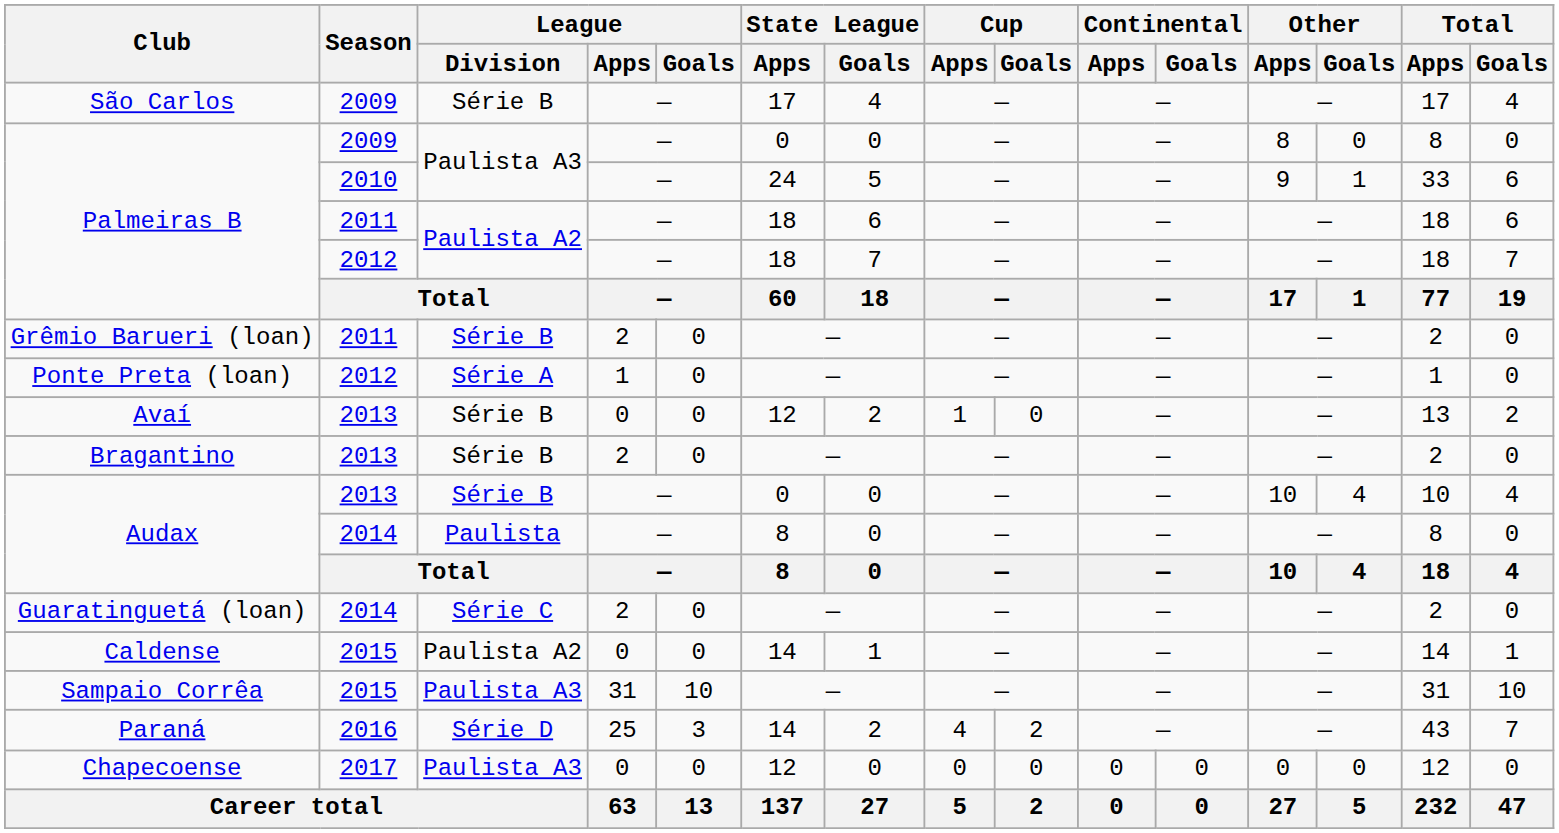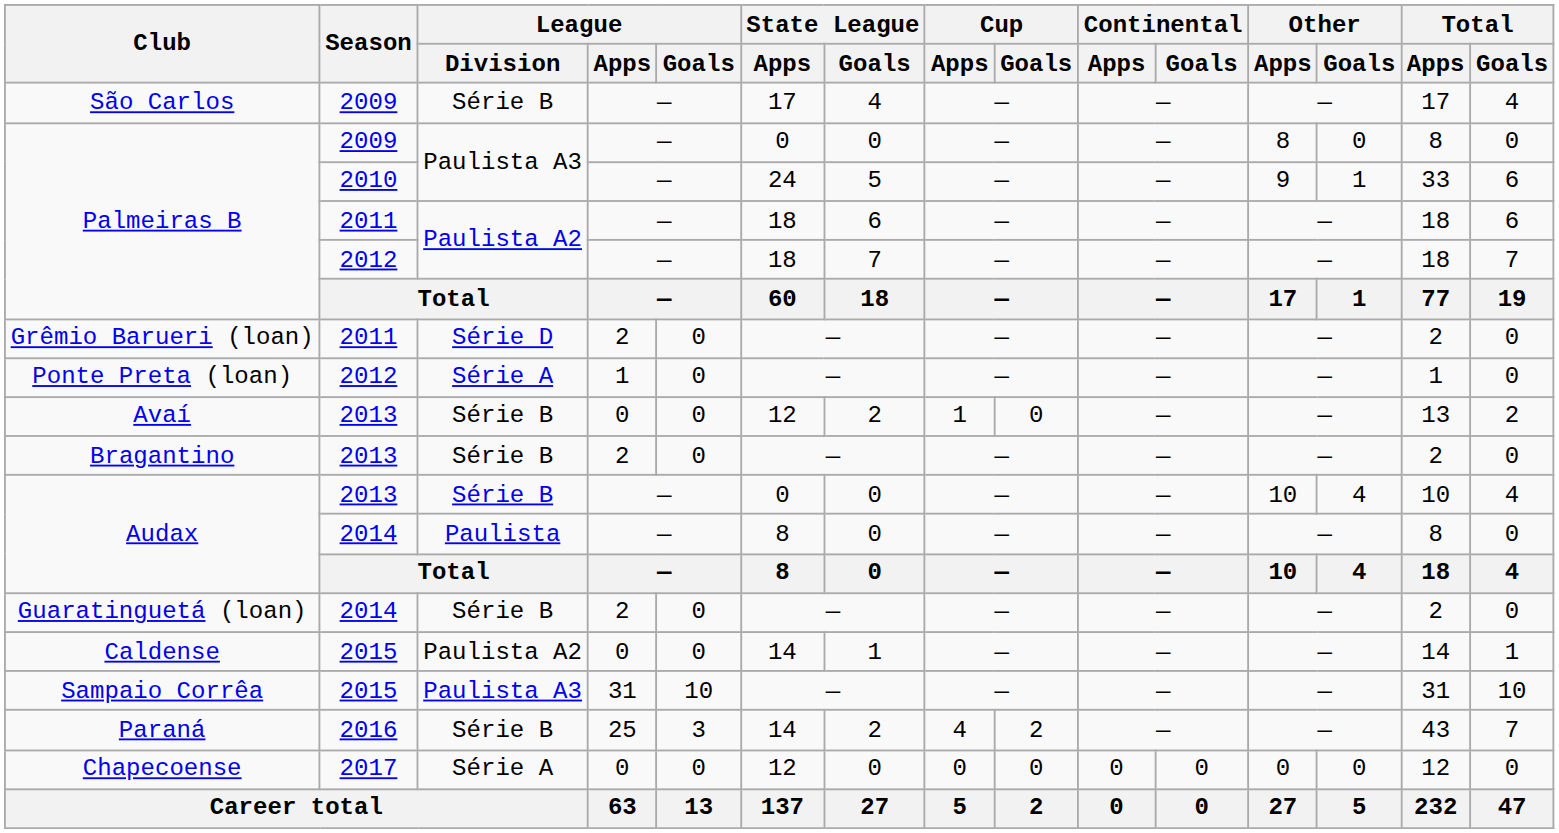(503, 338) Série B -> (503, 338) Série D
(503, 612) Série C -> (503, 612) Série B
(503, 730) Série D -> (503, 730) Série B
(503, 769) Paulista A3 -> (503, 769) Série A
